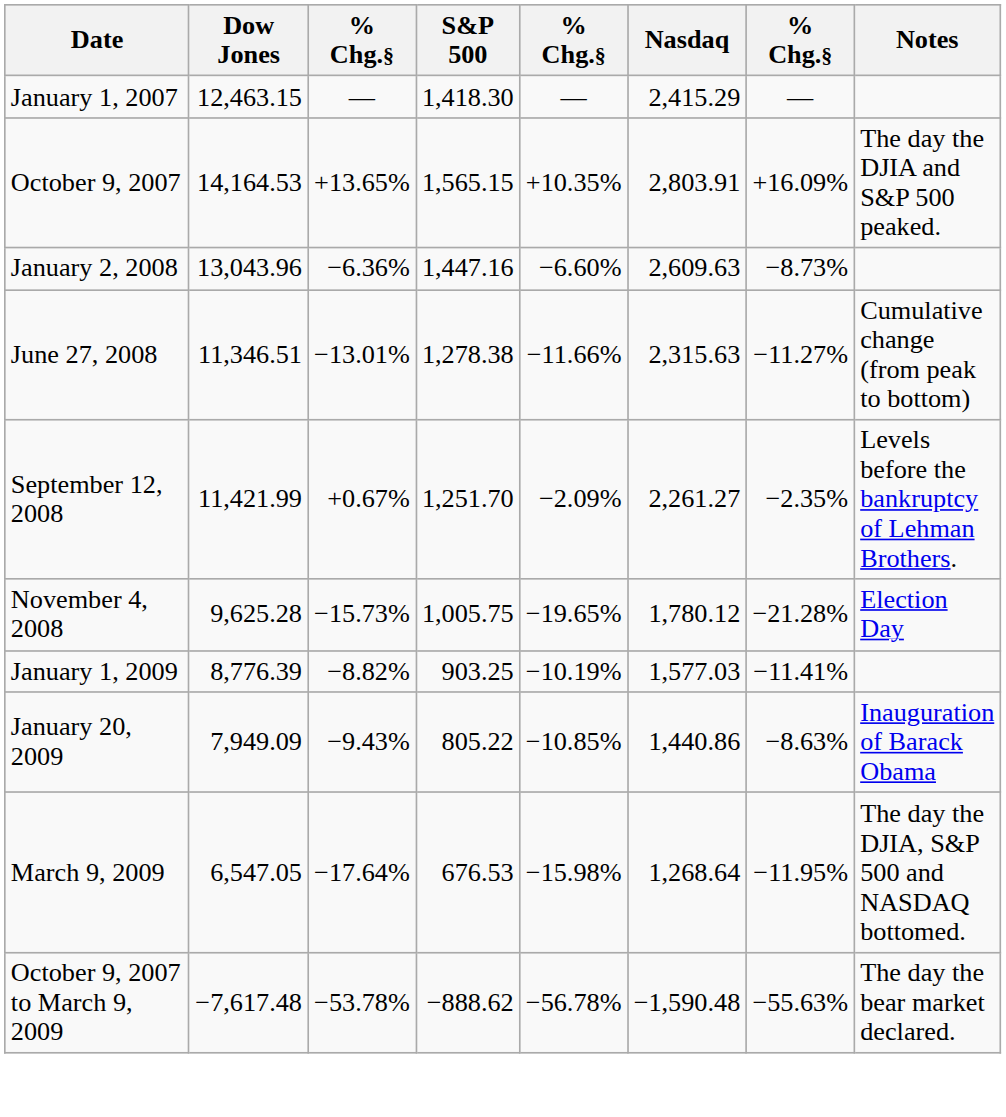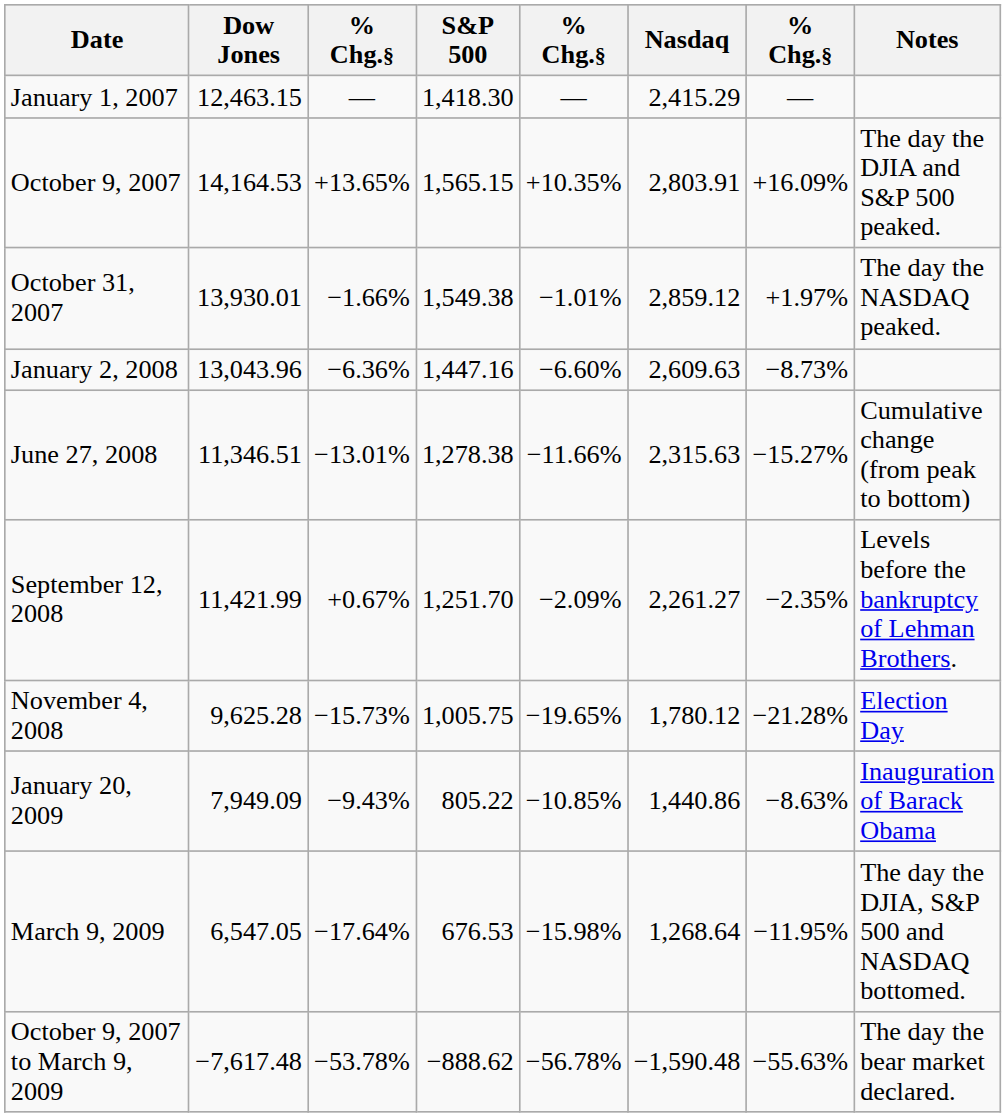+ row: (73, 297)
(801, 354) −11.27% -> (800, 454) −15.27%
- row: (94, 670)
